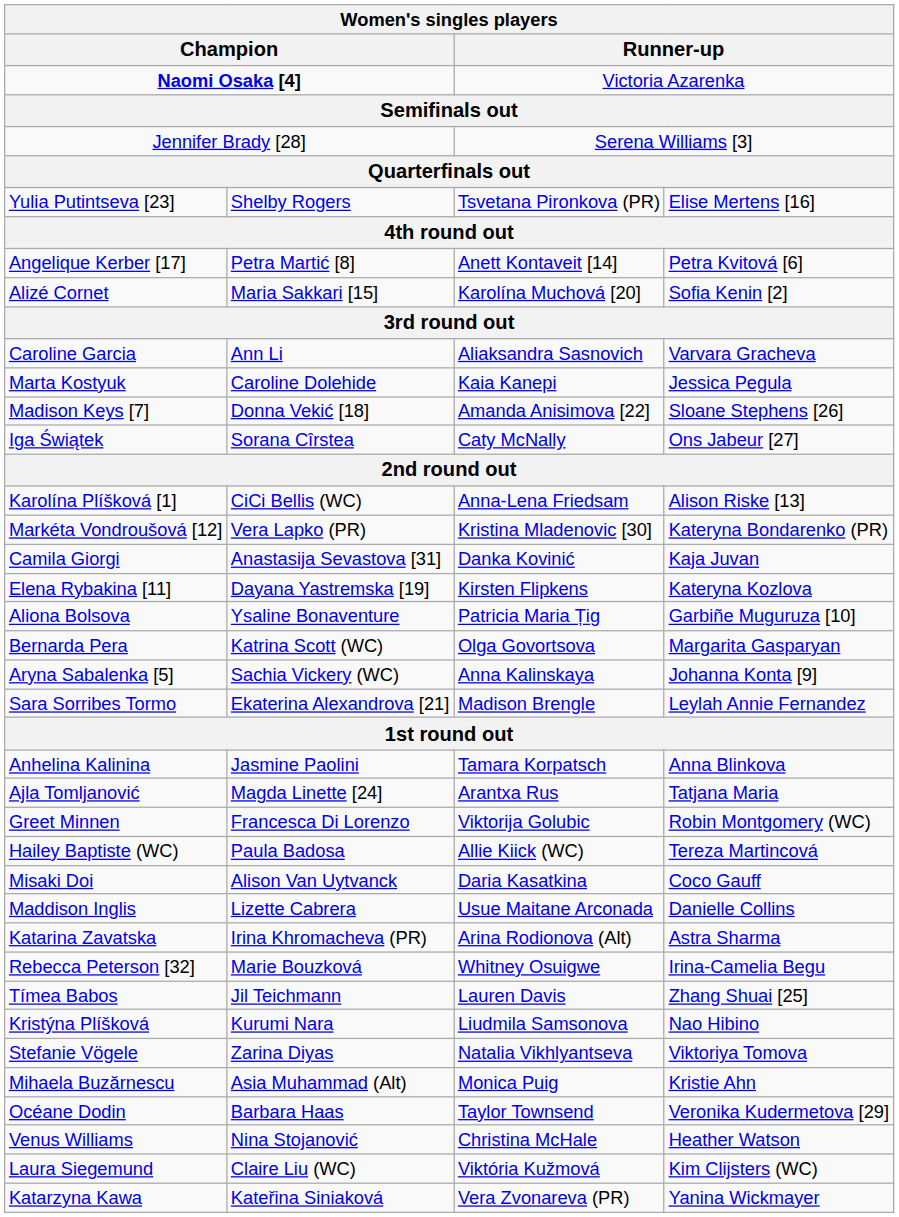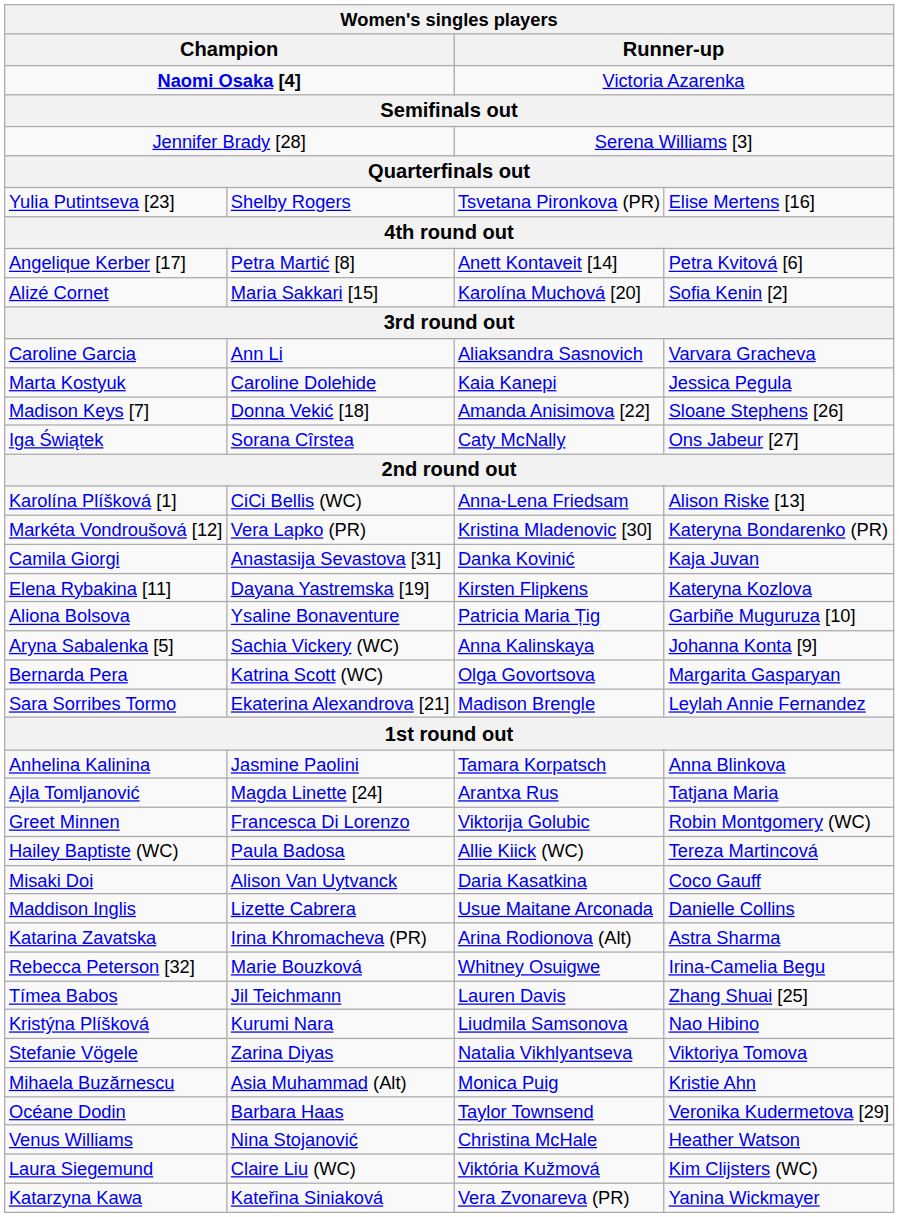rows swapped: (68, 646) <-> (91, 675)
